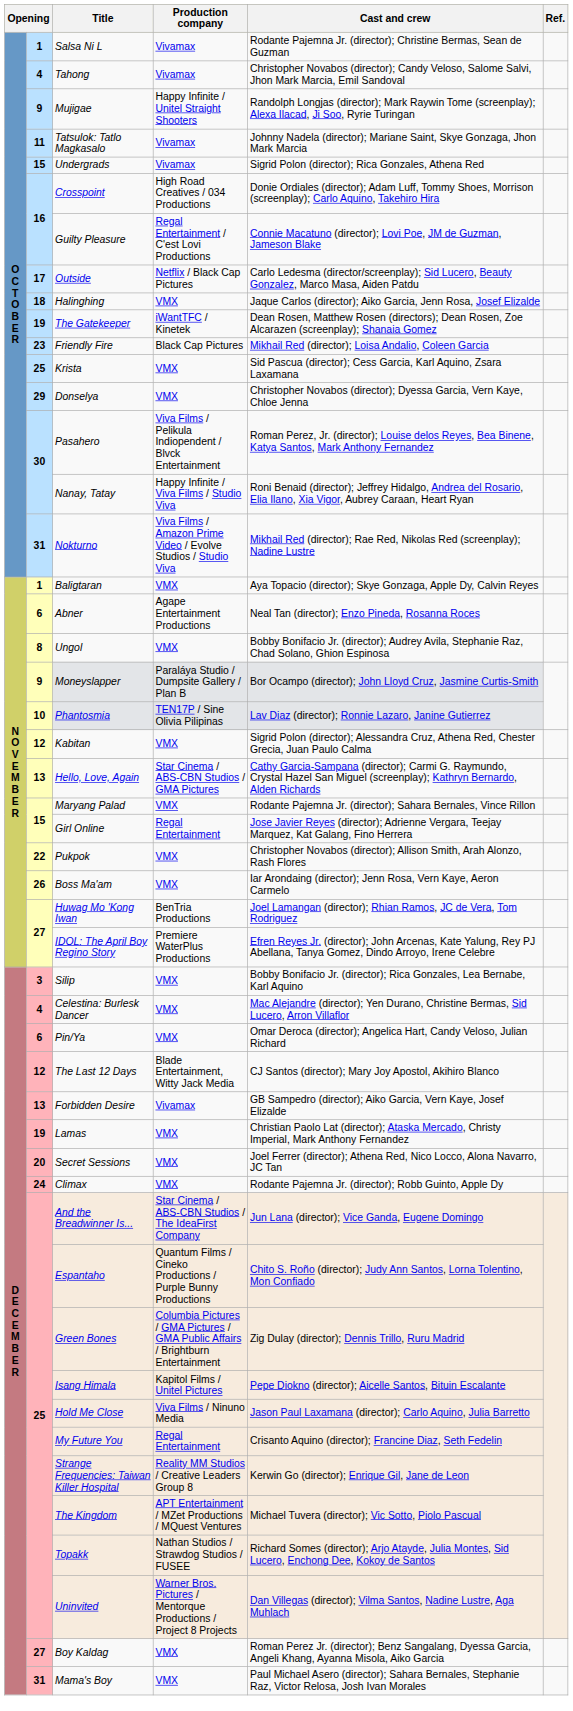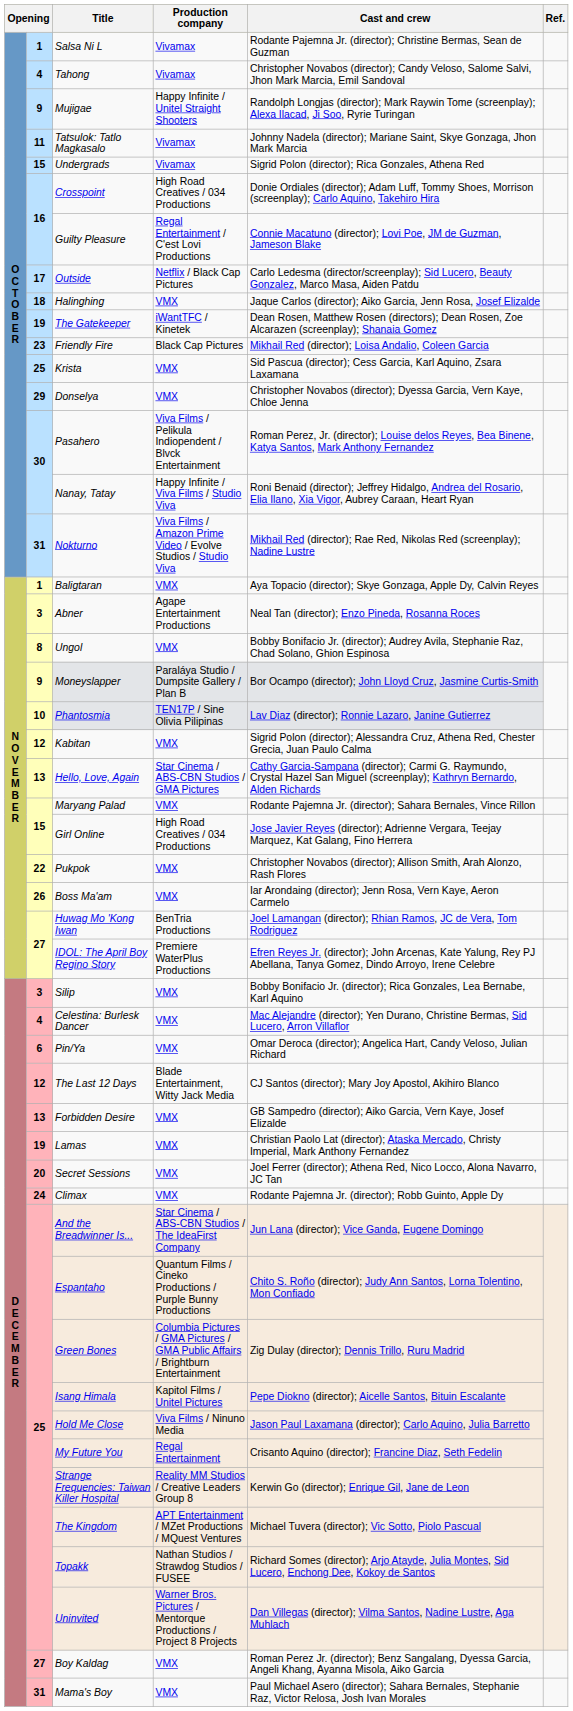(39, 613) 6 -> (39, 613) 3
(188, 828) Regal Entertainment -> (190, 834) High Road Creatives / 034 Productions
(175, 1105) Vivamax -> (167, 1117) VMX
